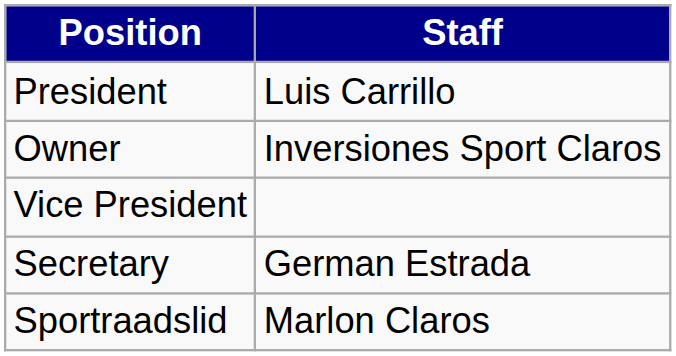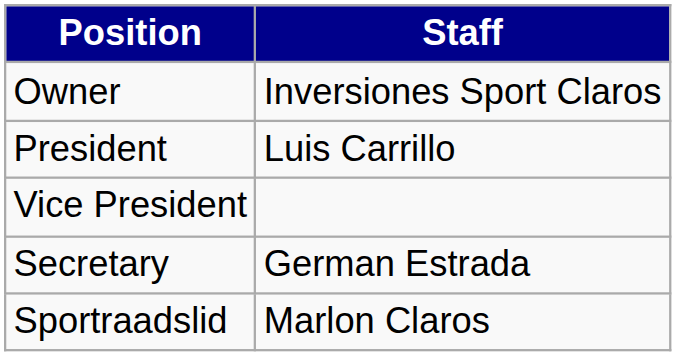rows swapped: (67, 148) <-> (90, 90)
